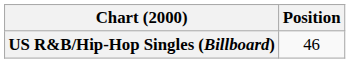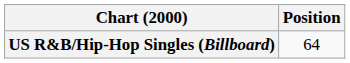(312, 44) 46 -> (312, 44) 64
